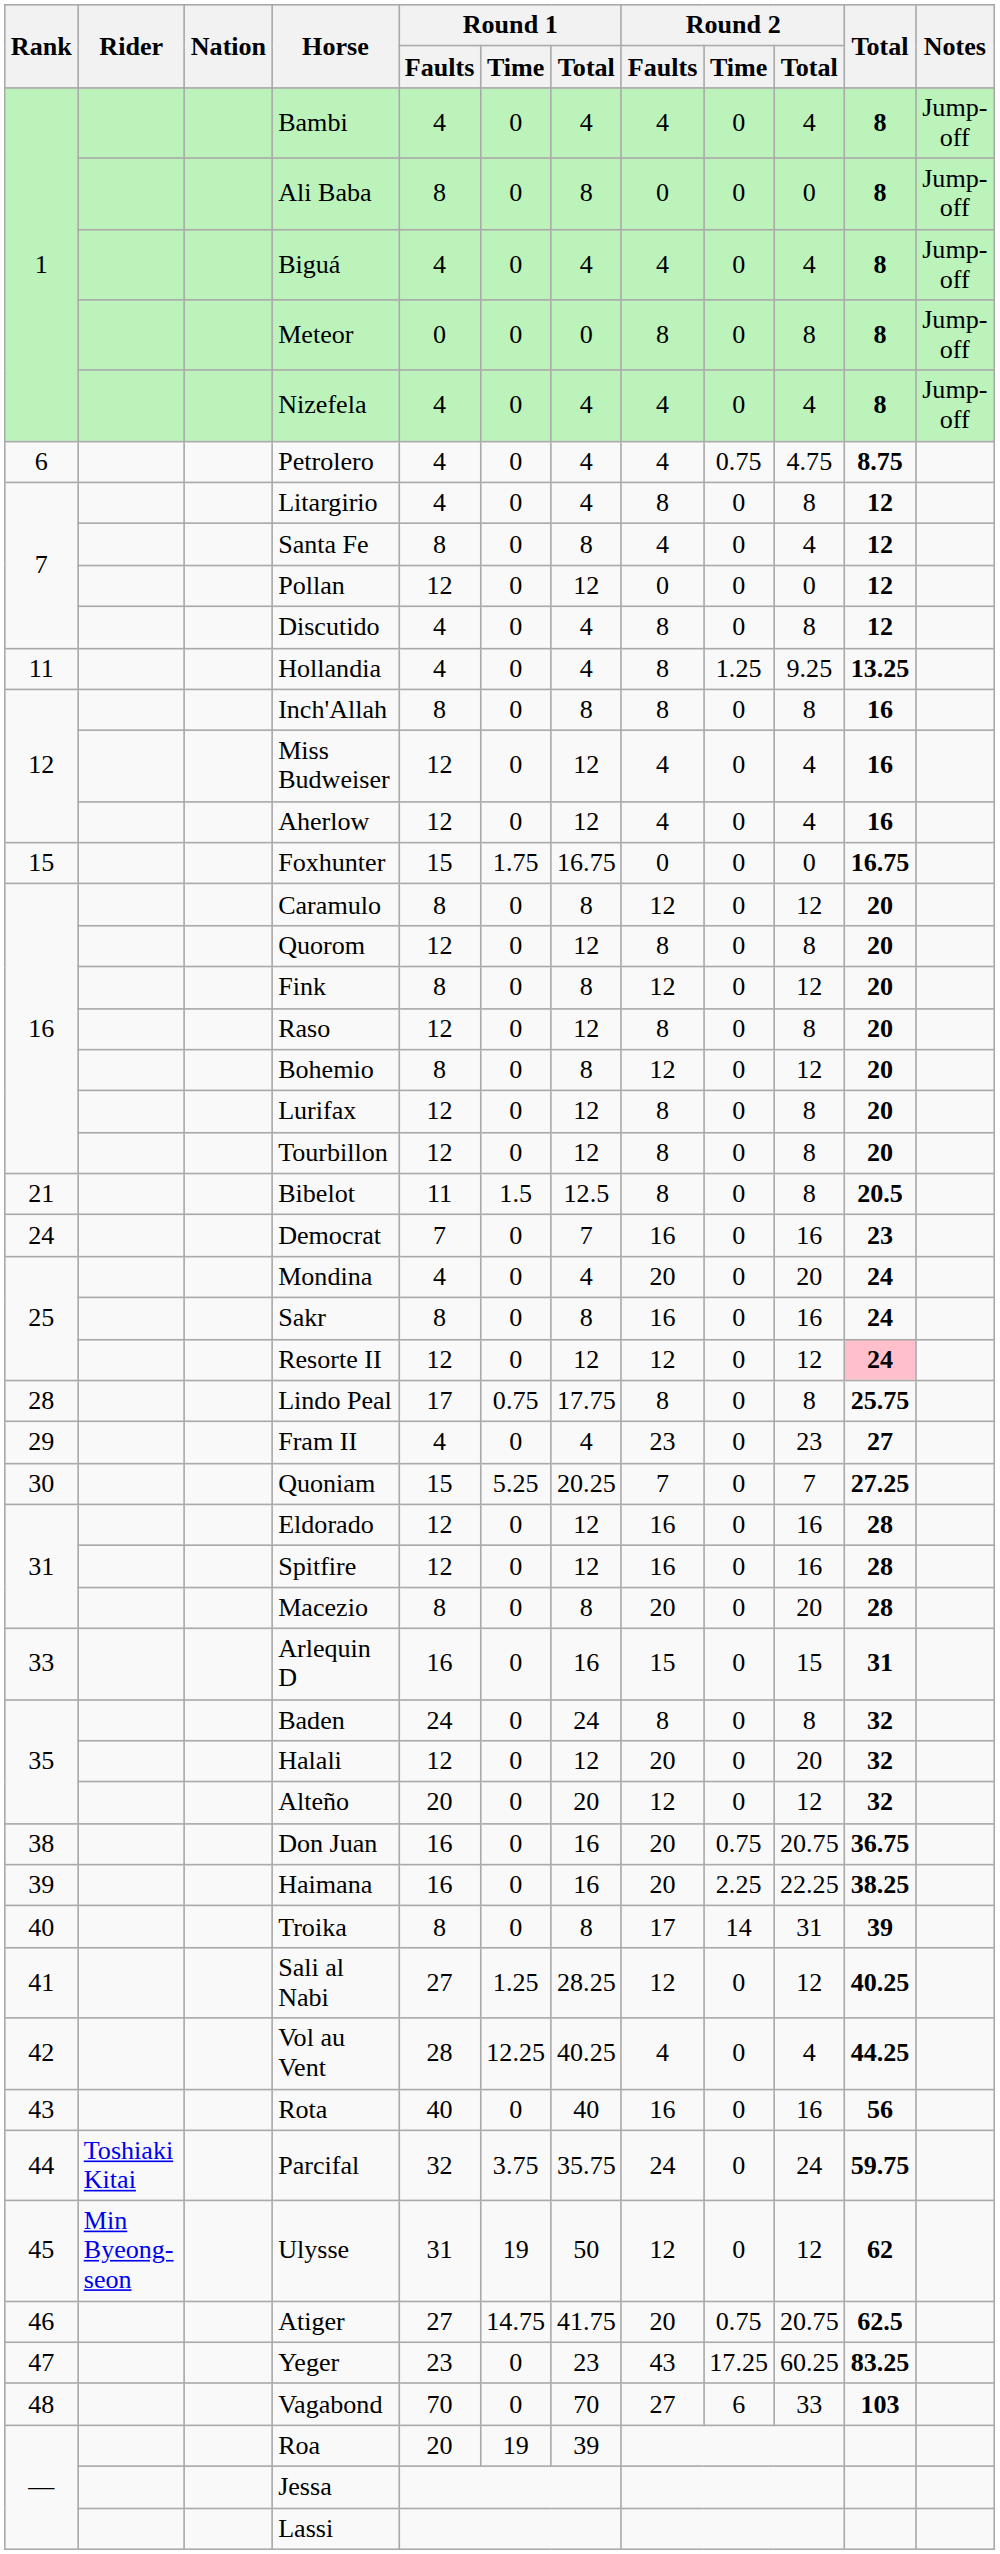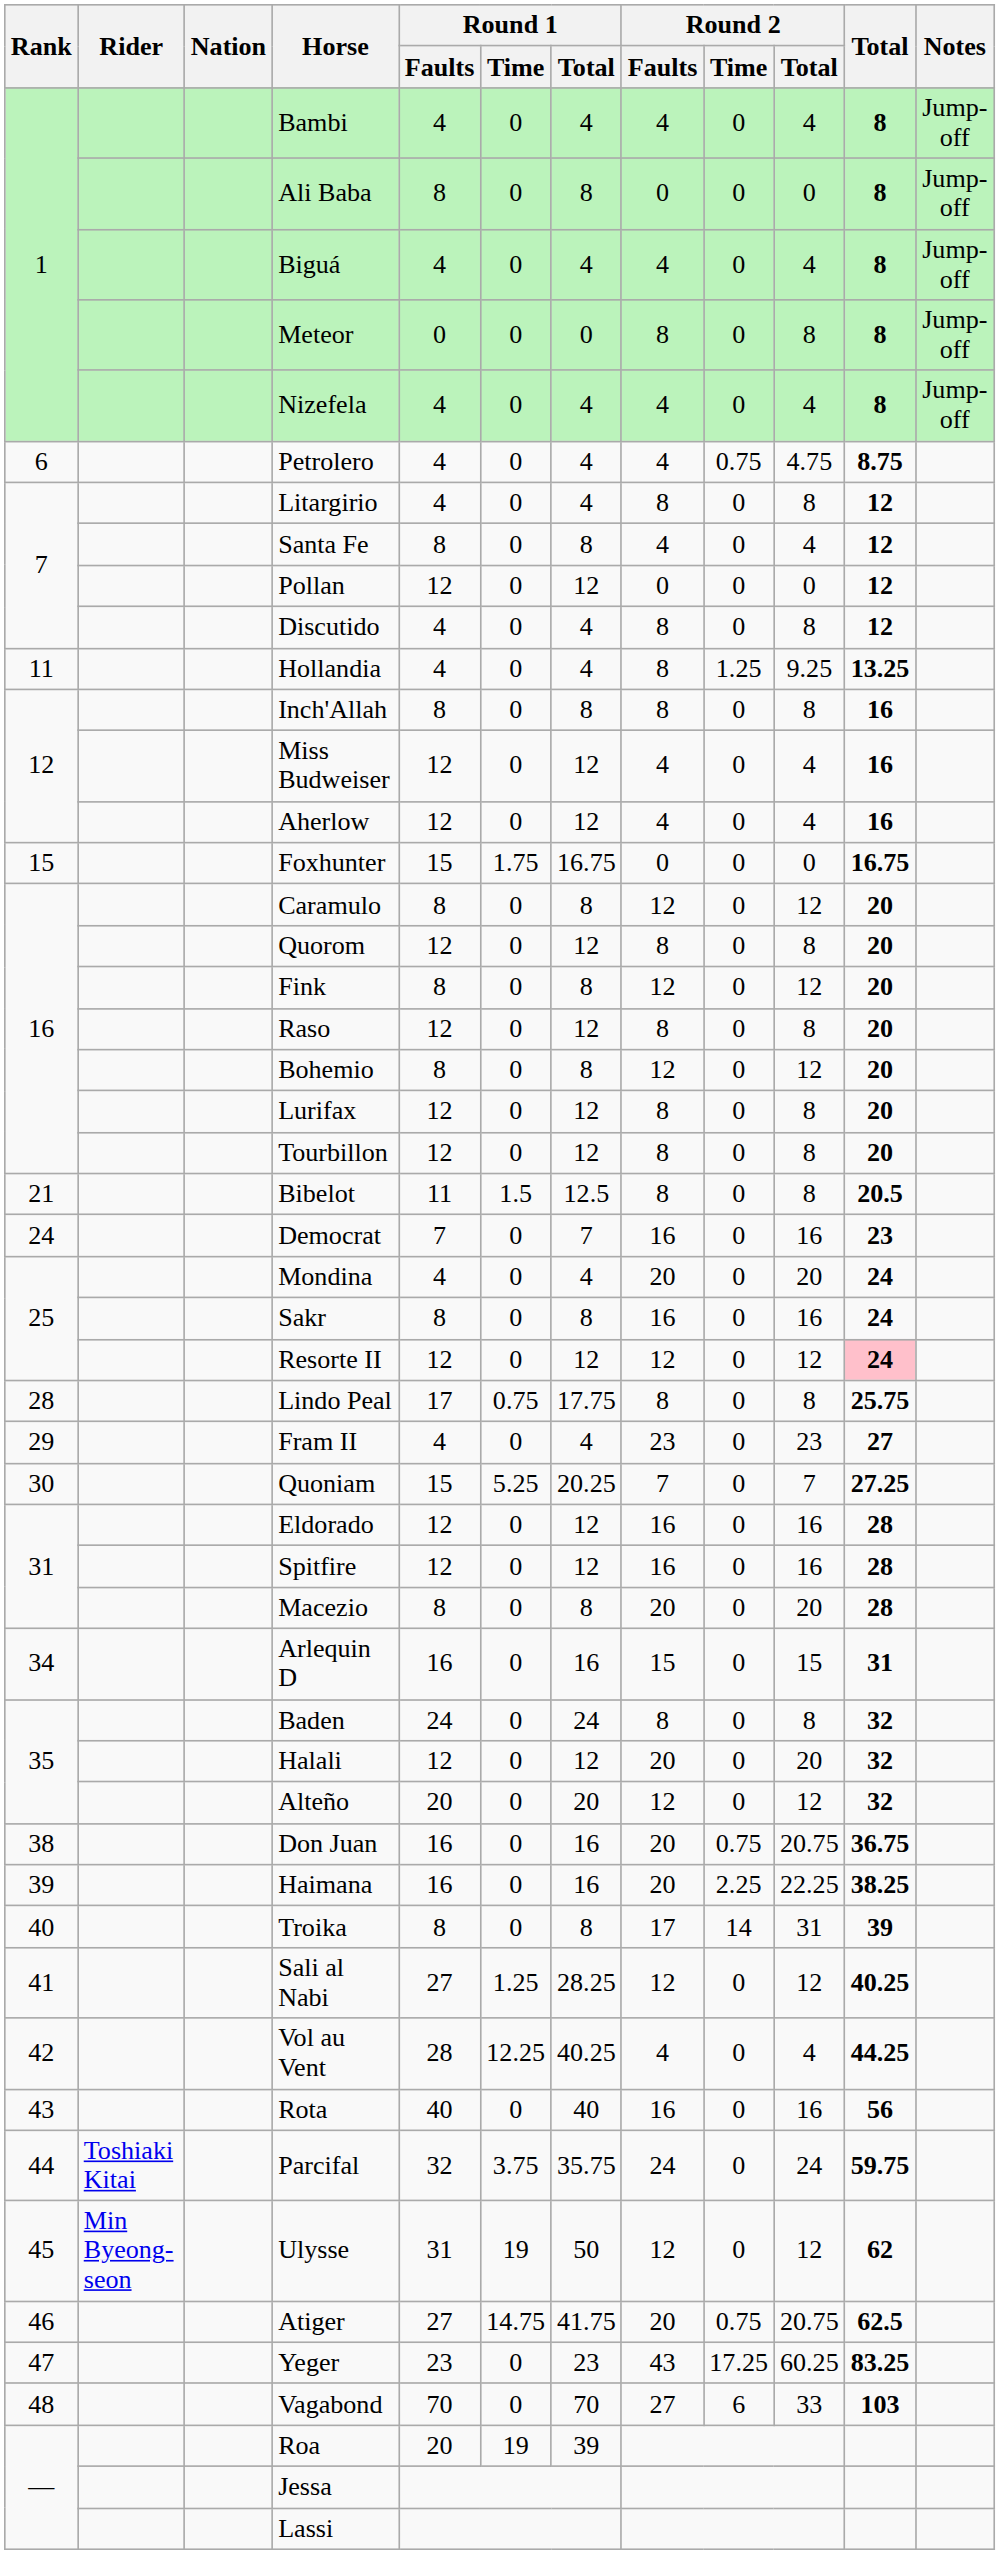(41, 1663) 33 -> (41, 1663) 34
